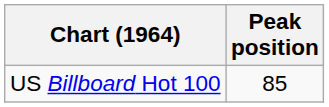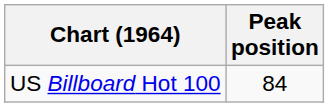(275, 83) 85 -> (275, 83) 84
